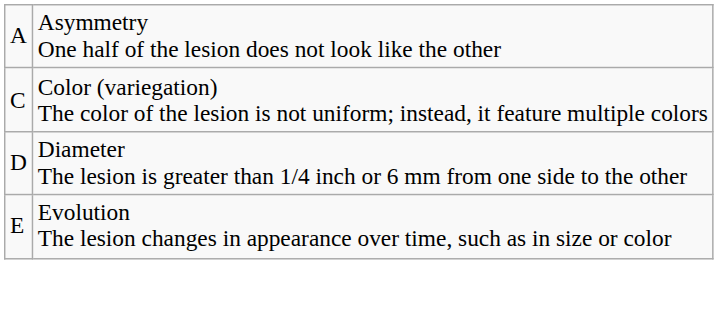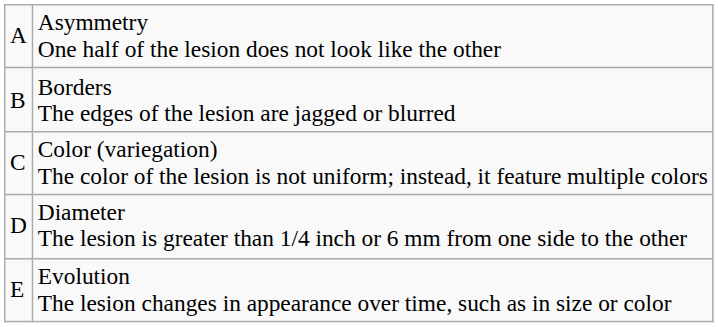+ row: (247, 99)
